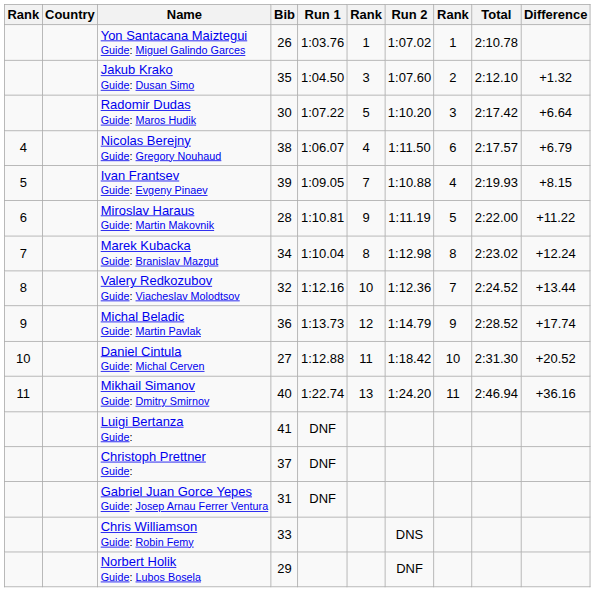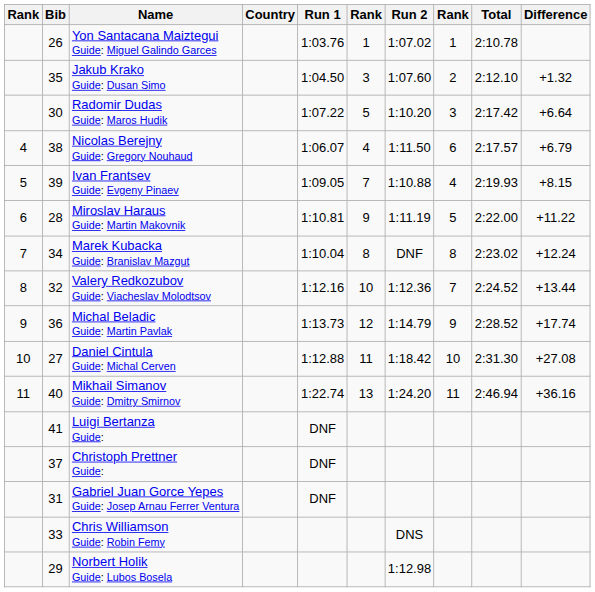columns swapped: (285, 14) <-> (70, 14)
(409, 253) 1:12.98 -> (409, 253) DNF
(556, 358) +20.52 -> (556, 358) +27.08
(409, 569) DNF -> (409, 569) 1:12.98
